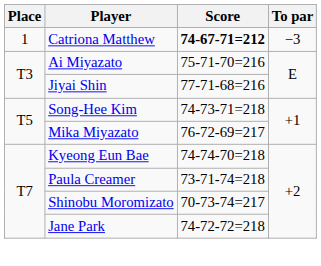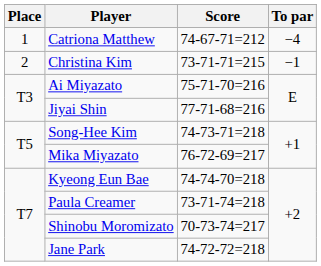(223, 39) bold -> (223, 39) normal
(292, 39) −3 -> (292, 39) −4
+ row: (90, 62)
